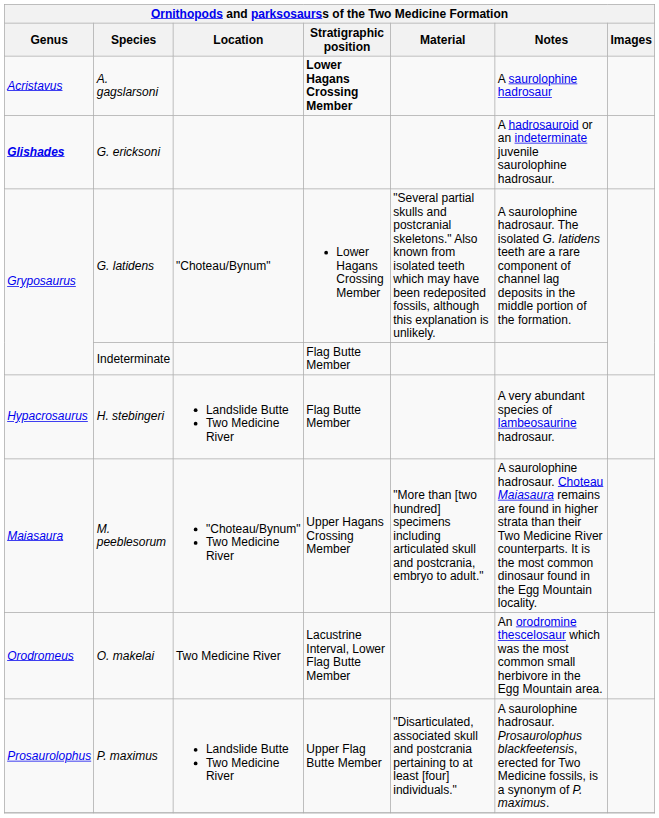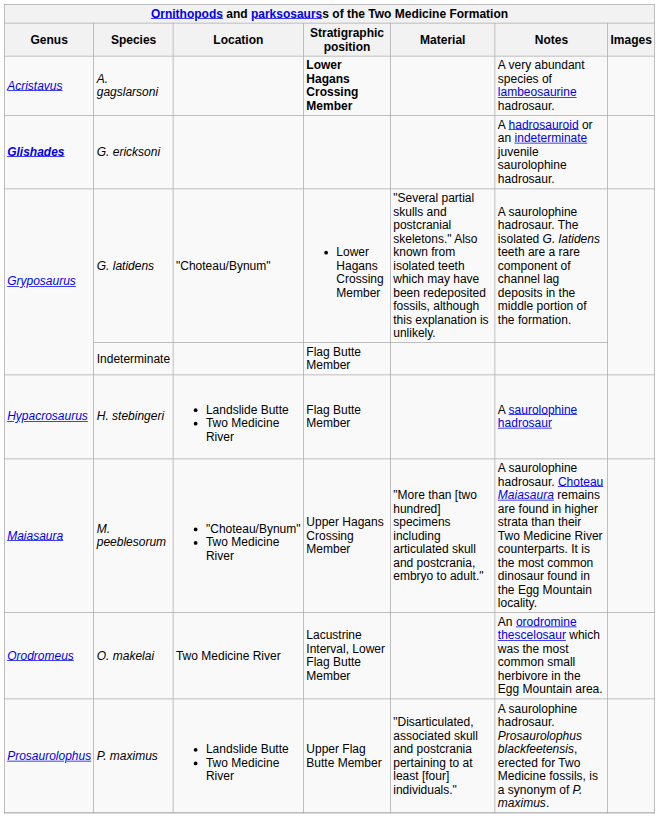(538, 85) A saurolophine hadrosaur -> (541, 85) A very abundant species of lambeosaurine hadrosaur.
(541, 416) A very abundant species of lambeosaurine hadrosaur. -> (538, 416) A saurolophine hadrosaur
